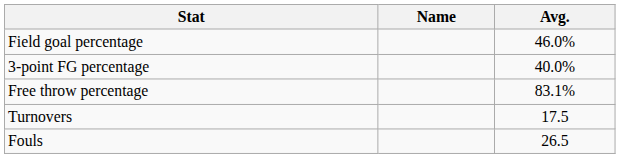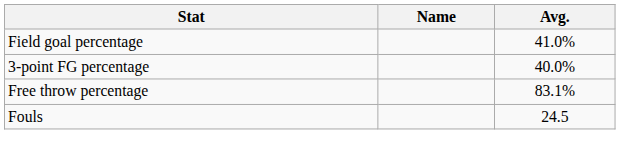(555, 41) 46.0% -> (555, 41) 41.0%
- row: (40, 116)
(555, 141) 26.5 -> (555, 116) 24.5
